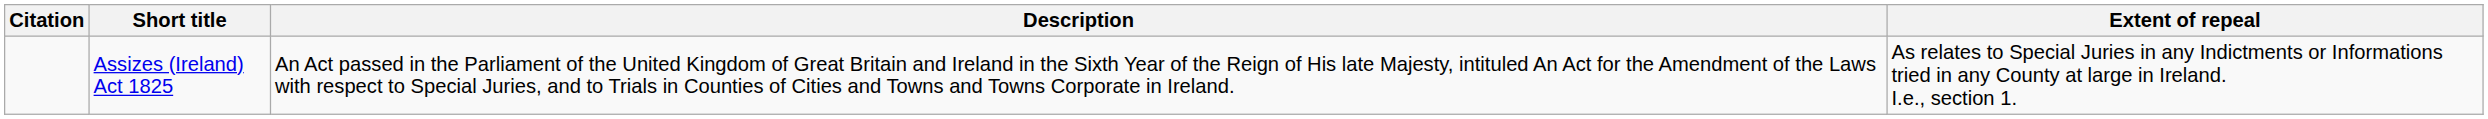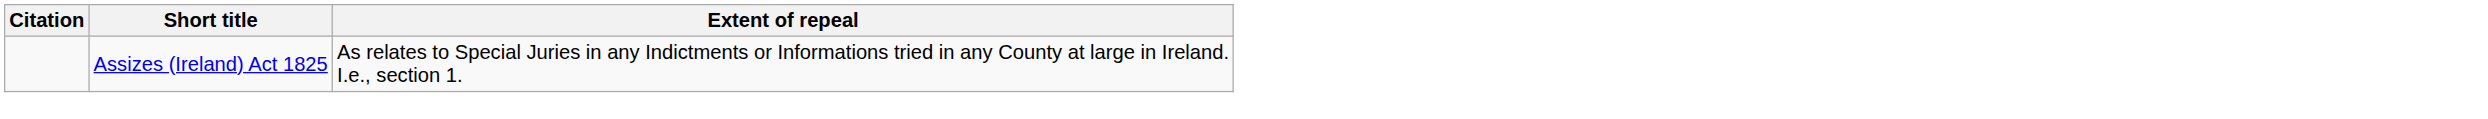- column: (1079, 20)
